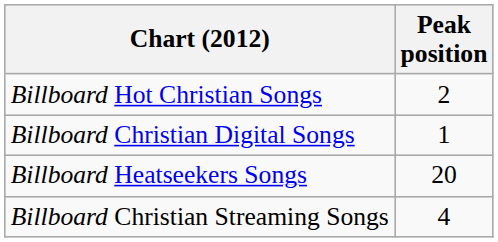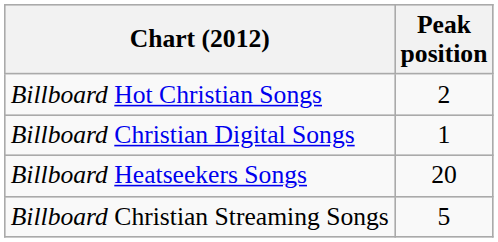(444, 216) 4 -> (444, 216) 5
